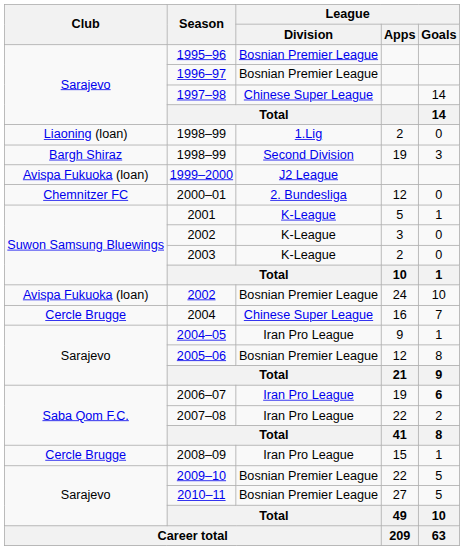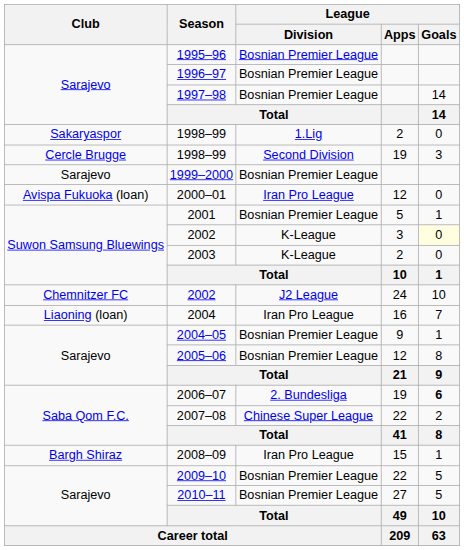(308, 94) Chinese Super League -> (308, 94) Bosnian Premier League
(86, 134) Liaoning (loan) -> (86, 134) Sakaryaspor
(86, 154) Bargh Shiraz -> (86, 154) Cercle Brugge
(86, 174) Avispa Fukuoka (loan) -> (86, 174) Sarajevo
(308, 174) J2 League -> (308, 174) Bosnian Premier League
(86, 194) Chemnitzer FC -> (86, 194) Avispa Fukuoka (loan)
(308, 194) 2. Bundesliga -> (308, 194) Iran Pro League
(308, 214) K-League -> (308, 214) Bosnian Premier League
(439, 235) no background -> (439, 235) lightyellow background
(86, 295) Avispa Fukuoka (loan) -> (86, 295) Chemnitzer FC
(308, 295) Bosnian Premier League -> (308, 295) J2 League
(86, 315) Cercle Brugge -> (86, 315) Liaoning (loan)
(308, 315) Chinese Super League -> (308, 315) Iran Pro League
(308, 335) Iran Pro League -> (308, 335) Bosnian Premier League
(308, 395) Iran Pro League -> (308, 395) 2. Bundesliga
(308, 415) Iran Pro League -> (308, 415) Chinese Super League
(86, 455) Cercle Brugge -> (86, 455) Bargh Shiraz
